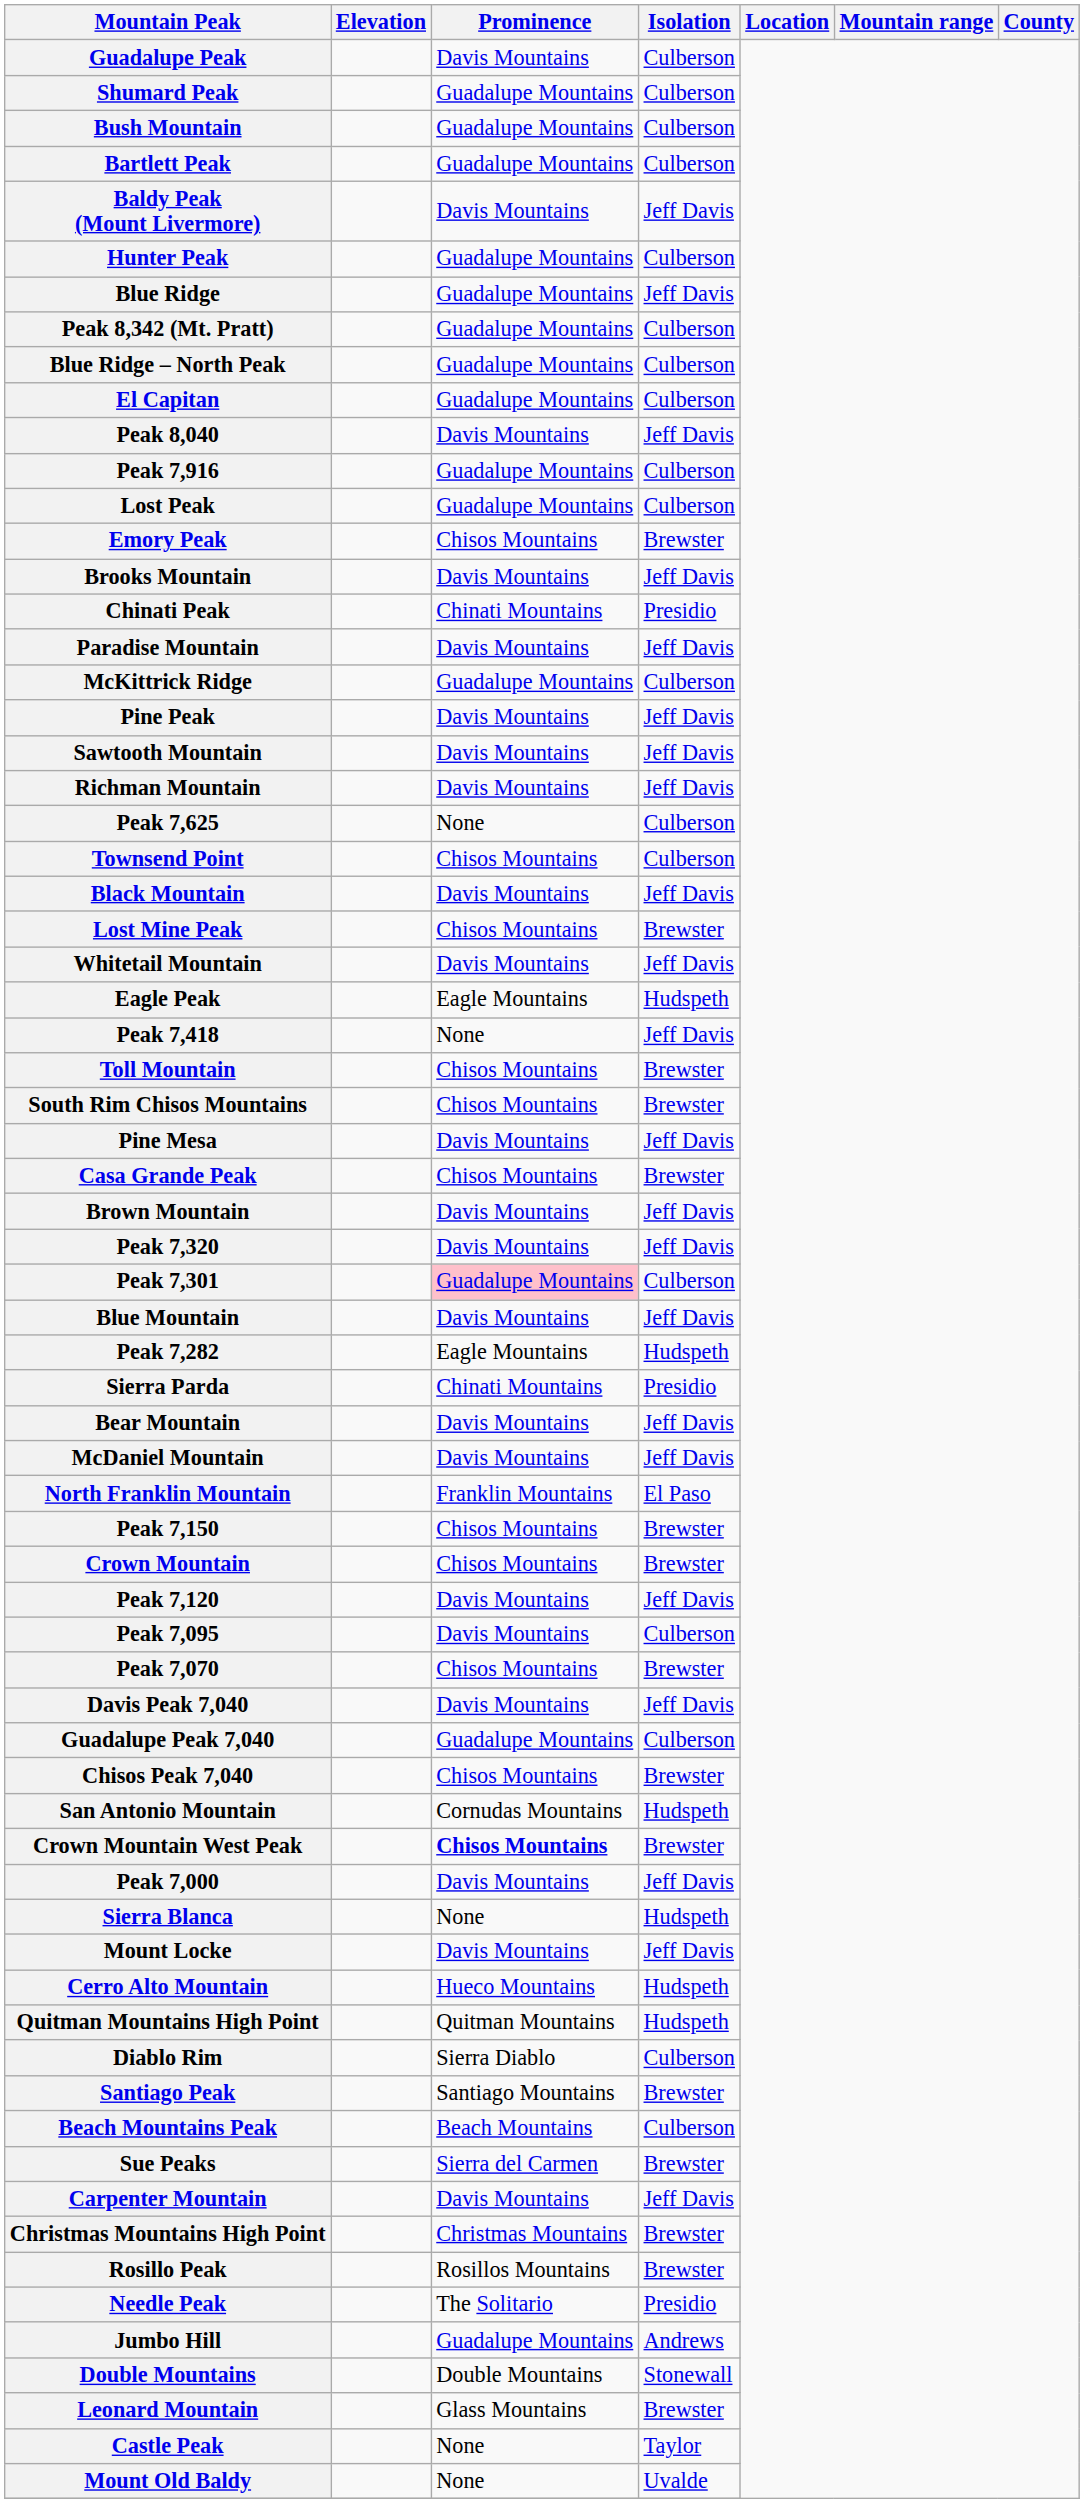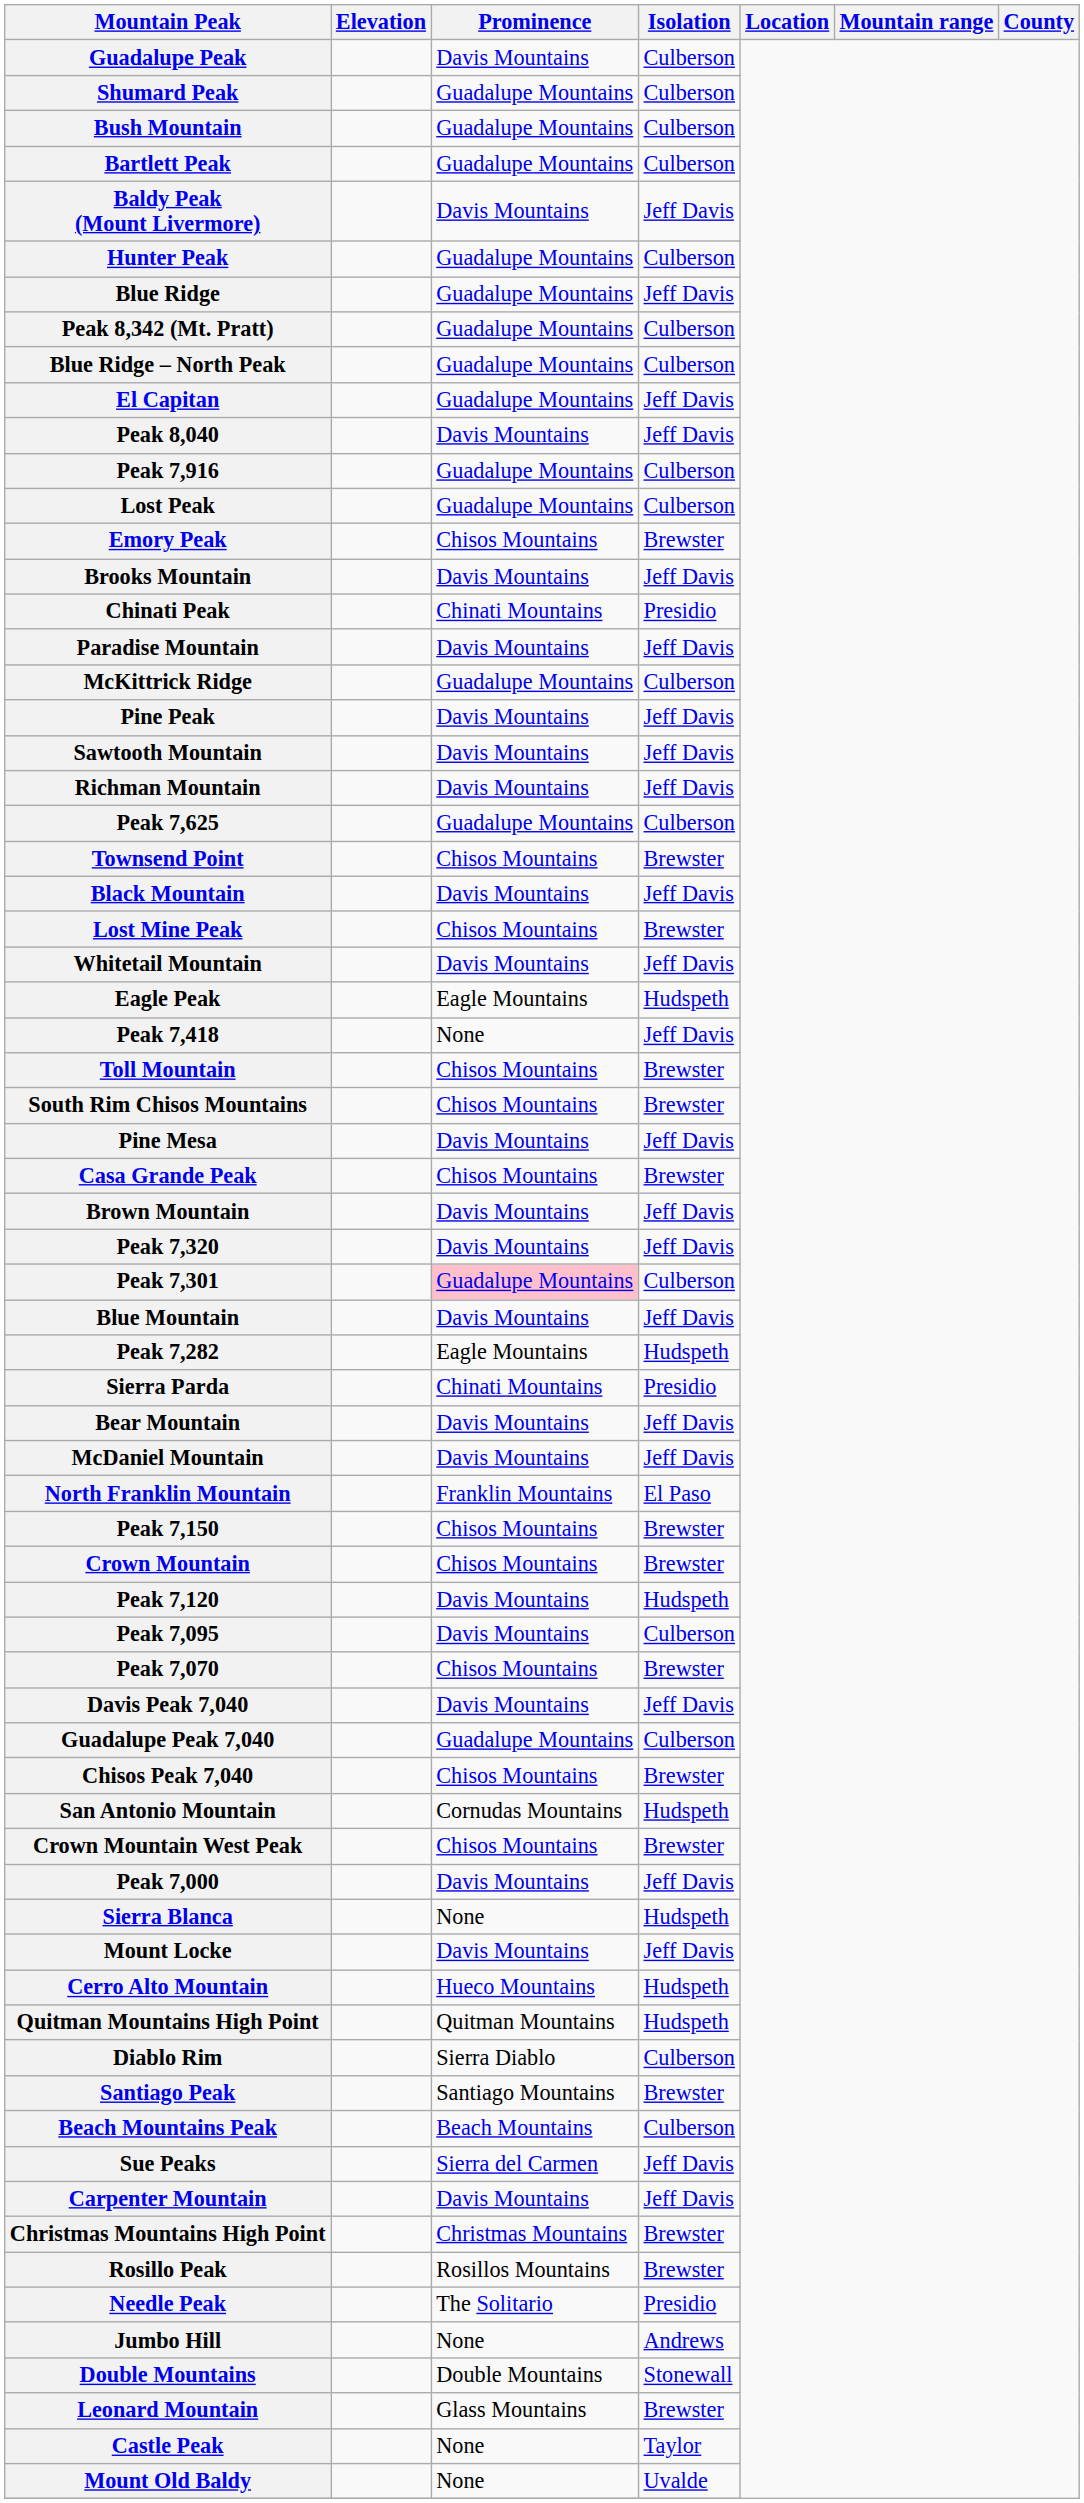(689, 399) Culberson -> (689, 399) Jeff Davis
(460, 823) None -> (535, 823) Guadalupe Mountains
(689, 858) Culberson -> (684, 858) Brewster
(689, 1599) Jeff Davis -> (686, 1599) Hudspeth
(522, 1845) bold -> (517, 1845) normal
(684, 2163) Brewster -> (689, 2163) Jeff Davis
(535, 2339) Guadalupe Mountains -> (460, 2339) None
